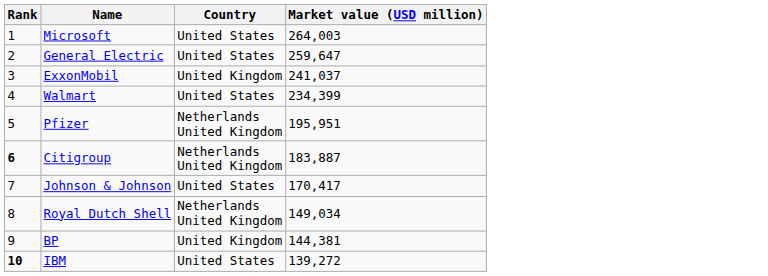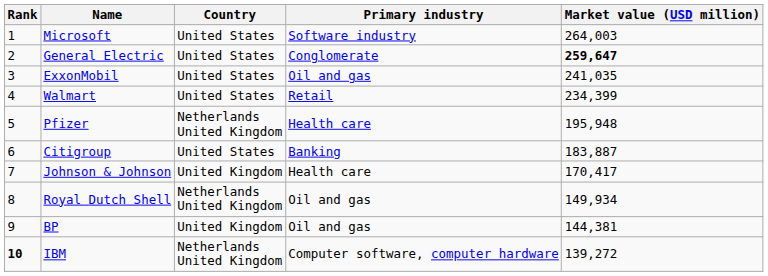+ column: (424, 15)
(315, 55) normal -> (591, 55) bold
(230, 76) United Kingdom -> (226, 76) United States
(315, 76) 241,037 -> (591, 76) 241,035
(315, 124) 195,951 -> (591, 124) 195,948
(11, 158) bold -> (11, 151) normal
(230, 158) Netherlands United Kingdom -> (226, 151) United States
(226, 186) United States -> (230, 171) United Kingdom
(315, 213) 149,034 -> (591, 199) 149,934
(226, 261) United States -> (230, 254) Netherlands United Kingdom
